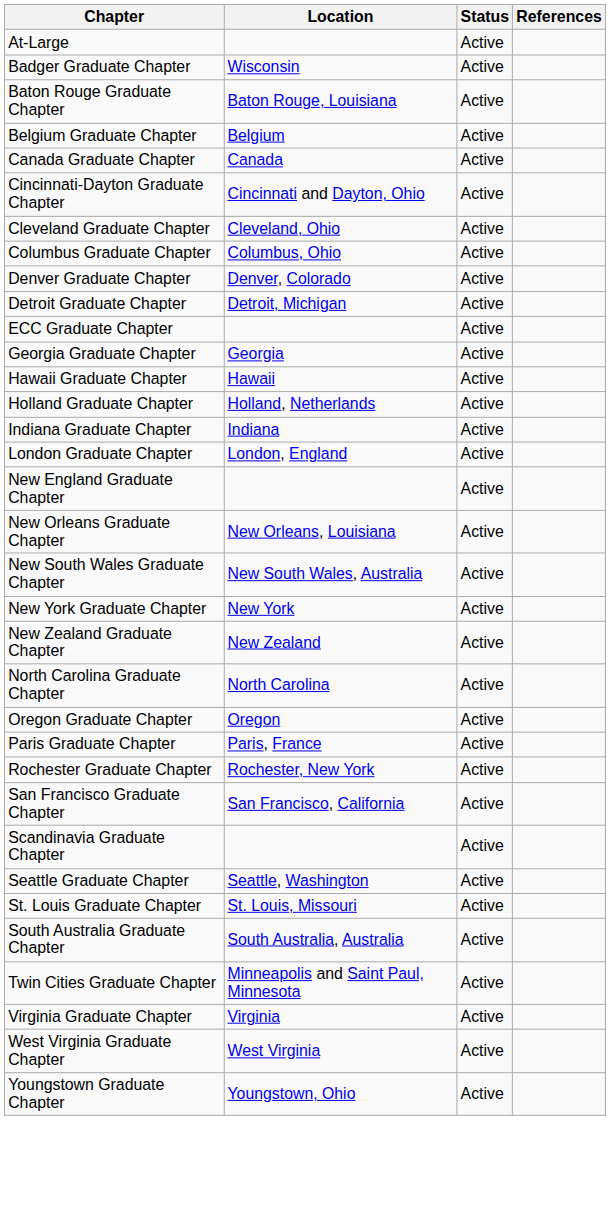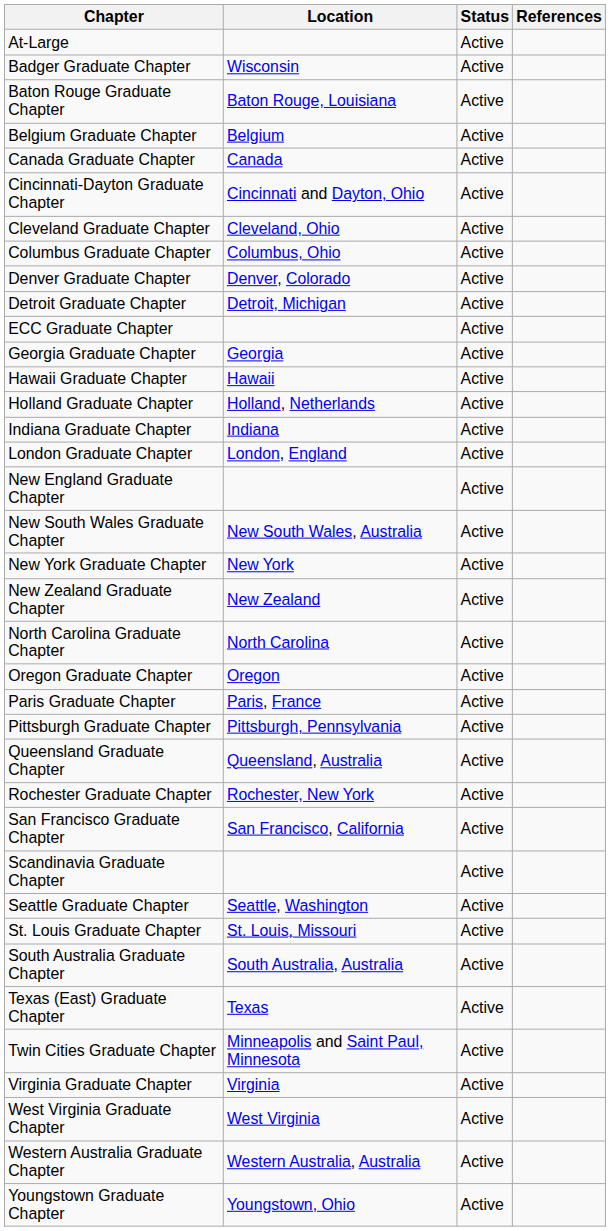- row: (89, 531)
+ row: (109, 726)
+ row: (86, 760)
+ row: (87, 1008)
+ row: (105, 1161)
